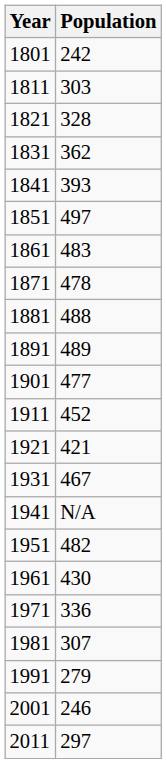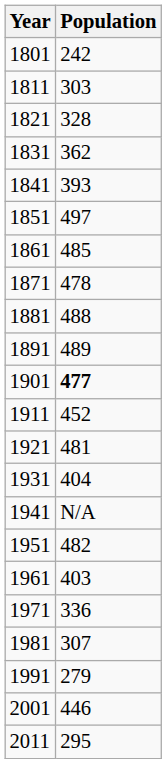(76, 250) 483 -> (76, 250) 485
(76, 381) normal -> (76, 381) bold
(76, 447) 421 -> (76, 447) 481
(76, 479) 467 -> (76, 479) 404
(76, 577) 430 -> (76, 577) 403
(76, 708) 246 -> (76, 708) 446
(76, 741) 297 -> (76, 741) 295
